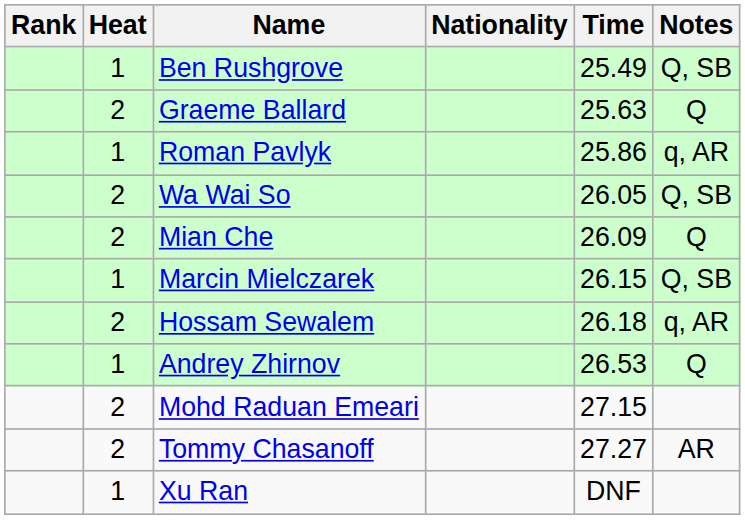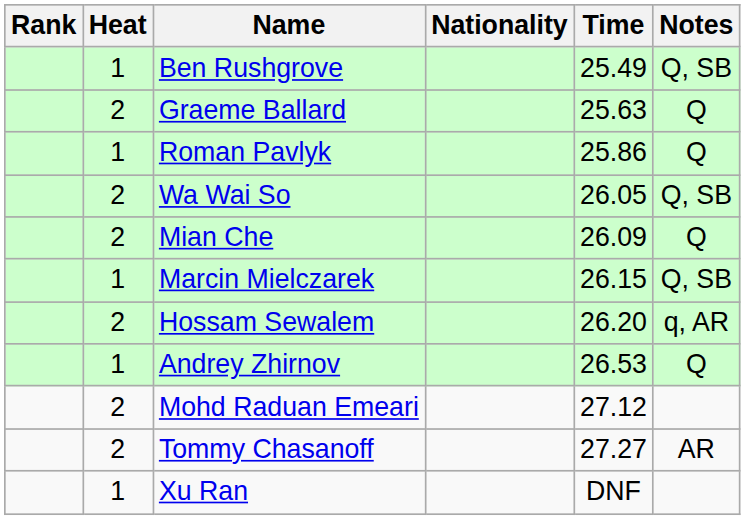(696, 152) q, AR -> (696, 152) Q
(613, 322) 26.18 -> (613, 322) 26.20
(613, 407) 27.15 -> (613, 407) 27.12
